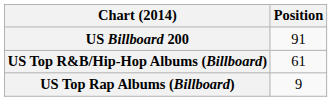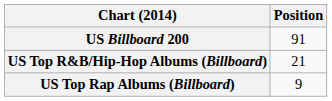(298, 61) 61 -> (298, 61) 21
